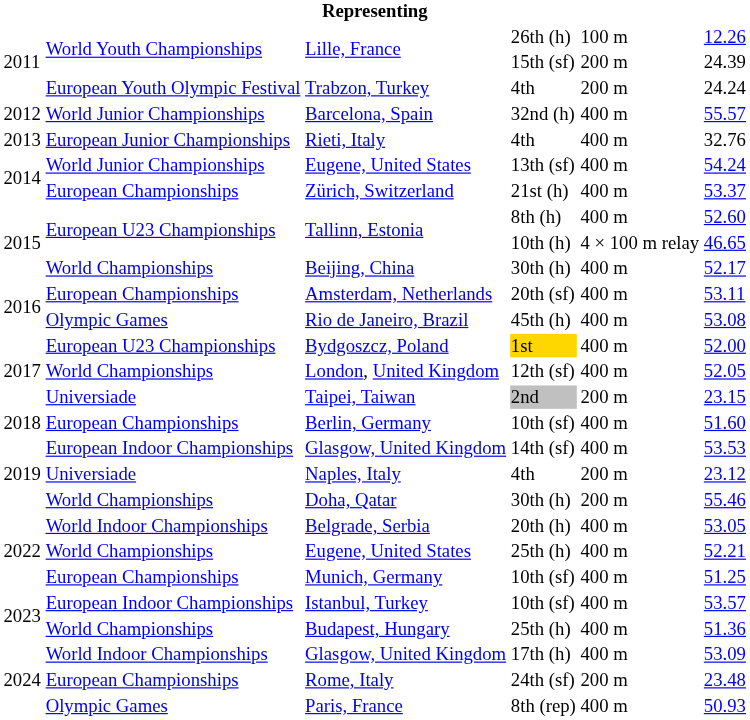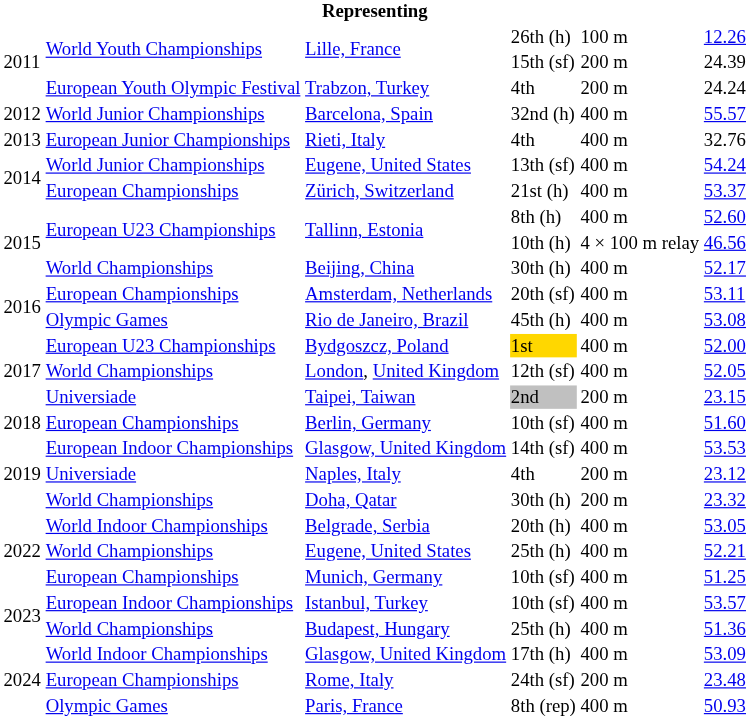(725, 242) 46.65 -> (725, 242) 46.56
(725, 500) 55.46 -> (725, 500) 23.32
